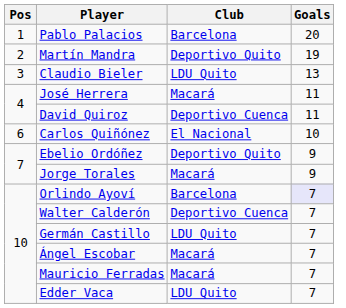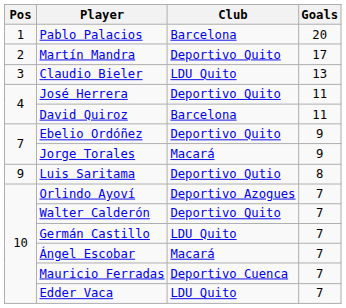(312, 54) 19 -> (320, 54) 17
(192, 94) Macará -> (226, 94) Deportivo Quito
(229, 114) Deportivo Cuenca -> (204, 114) Barcelona
- row: (95, 134)
+ row: (87, 174)
(204, 194) Barcelona -> (233, 194) Deportivo Azogues
(312, 194) lavender background -> (320, 194) no background
(229, 214) Deportivo Cuenca -> (226, 214) Deportivo Quito
(192, 273) Macará -> (229, 273) Deportivo Cuenca
